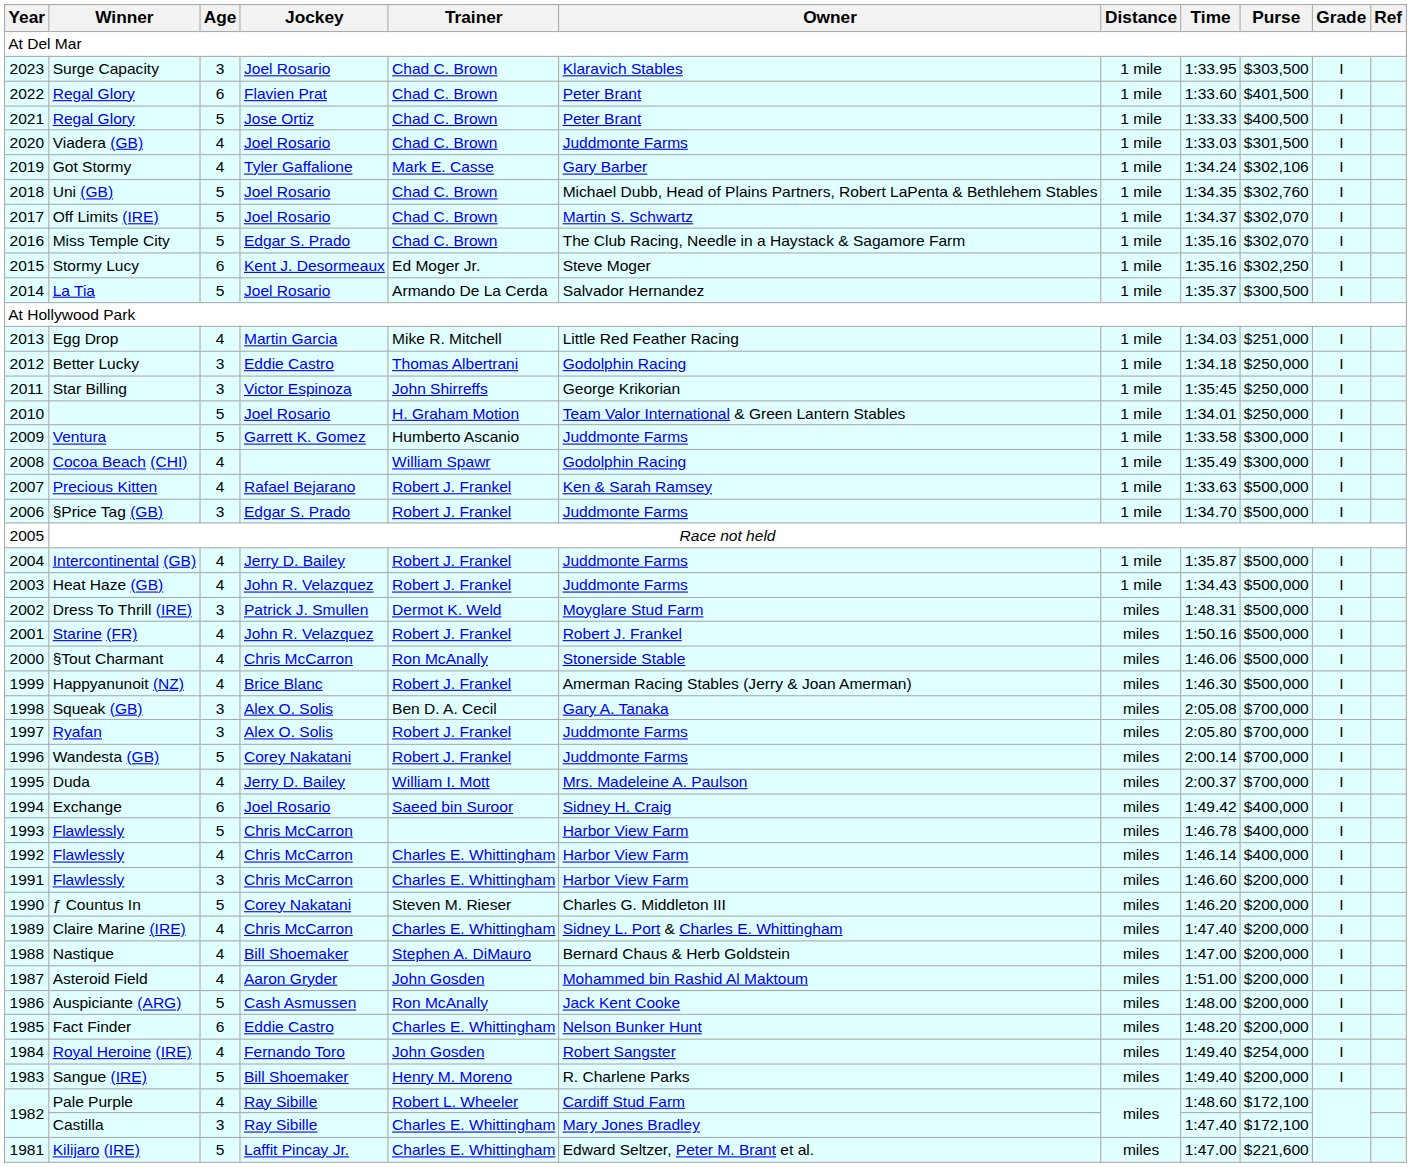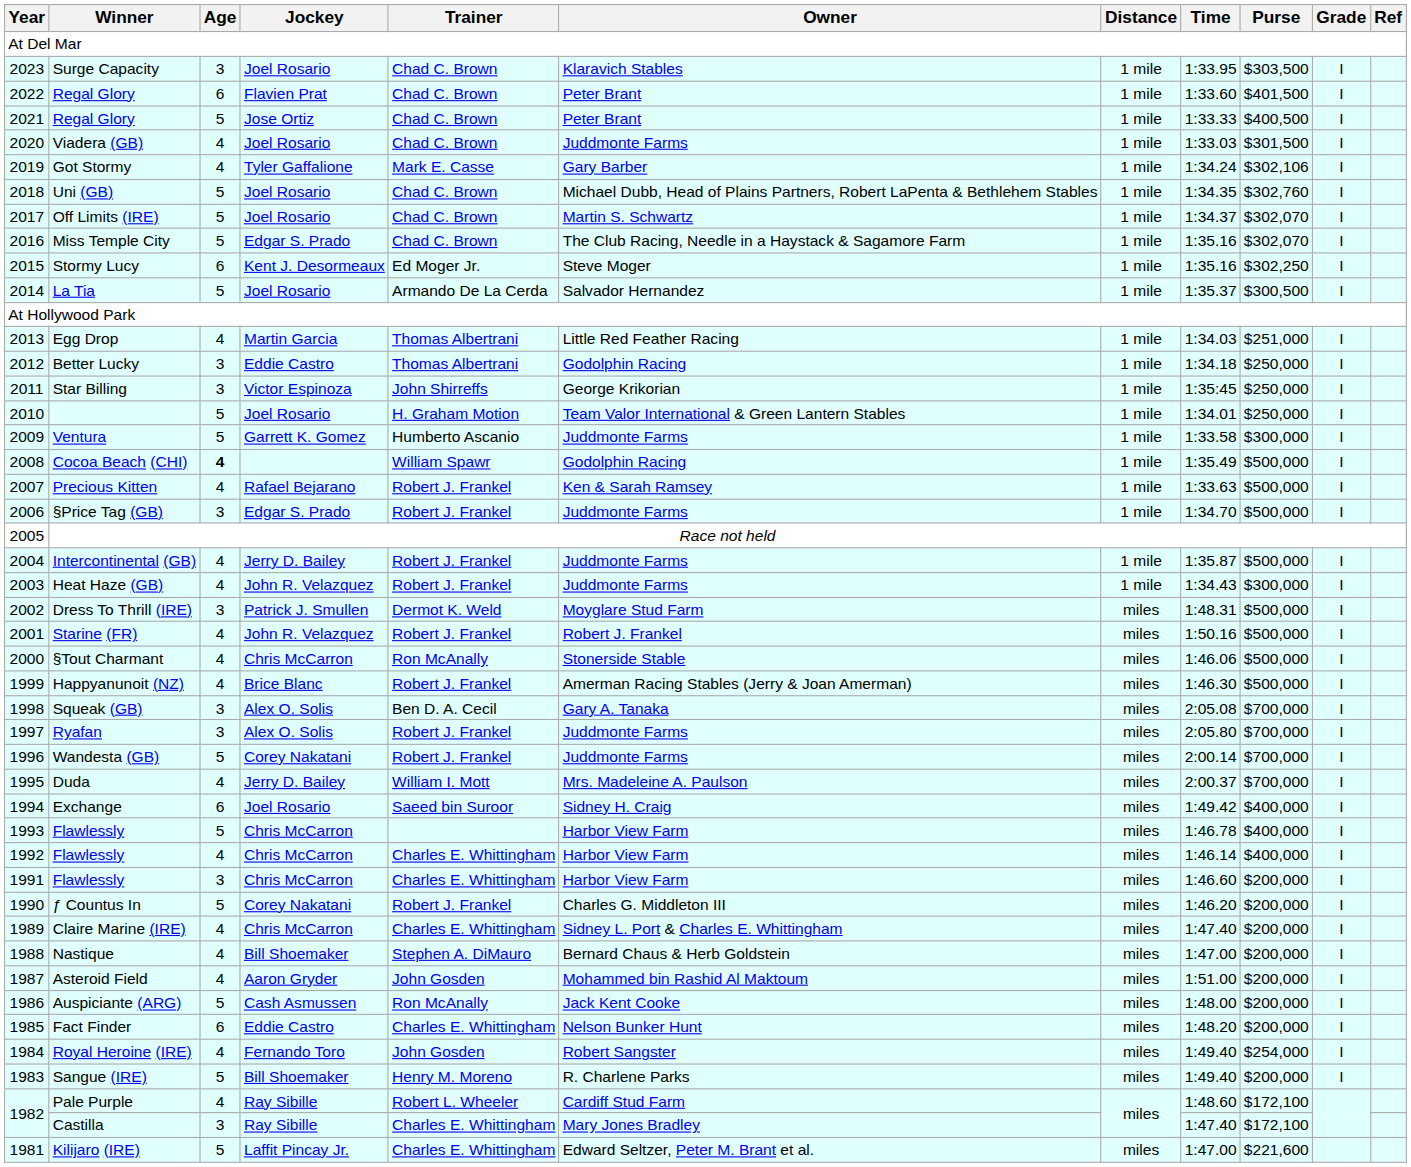(447, 339) Mike R. Mitchell -> (455, 339) Thomas Albertrani
(220, 462) normal -> (220, 462) bold
(1276, 462) $300,000 -> (1276, 462) $500,000
(1276, 585) $500,000 -> (1276, 585) $300,000
(452, 904) Steven M. Rieser -> (452, 904) Robert J. Frankel
